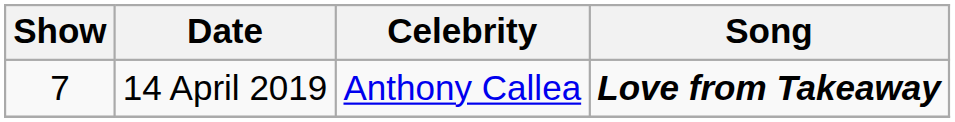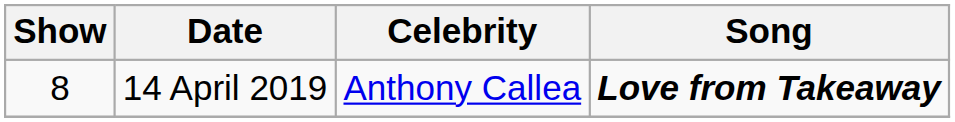(60, 87) 7 -> (60, 87) 8
